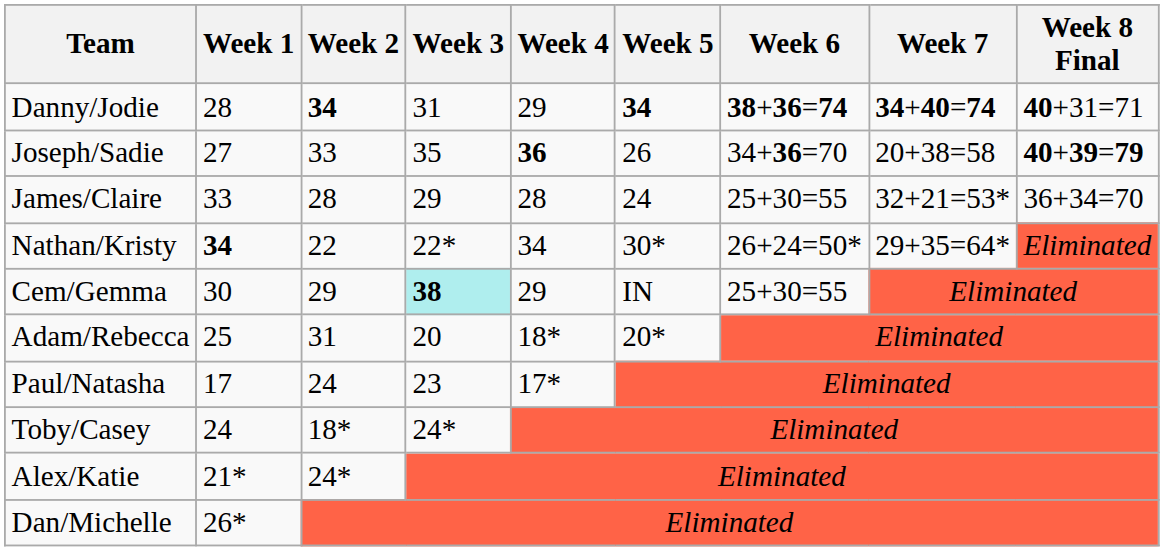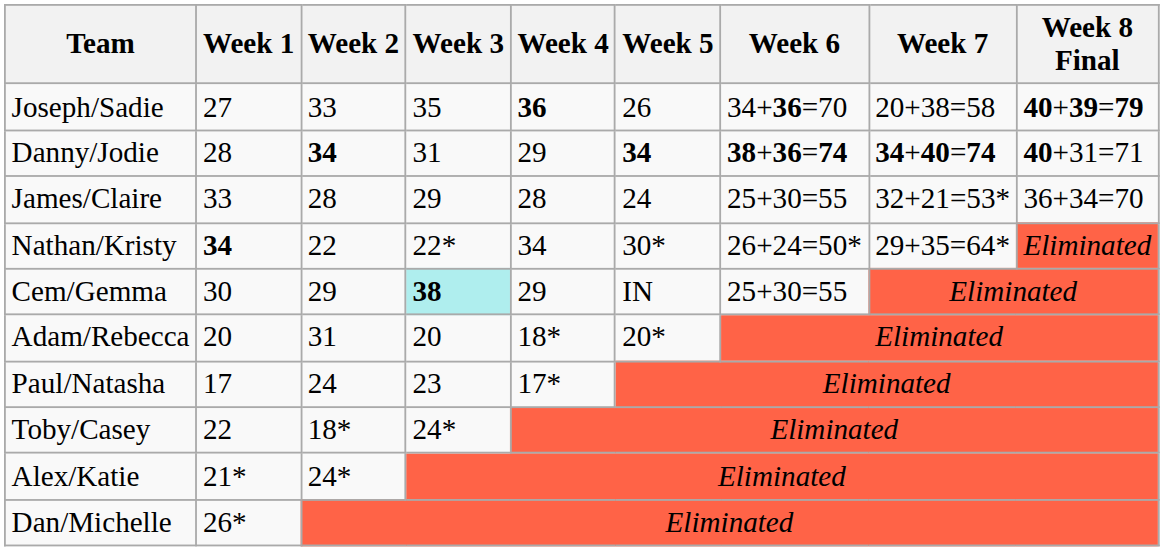rows swapped: (88, 152) <-> (85, 106)
(217, 337) 25 -> (217, 337) 20
(217, 429) 24 -> (217, 429) 22
